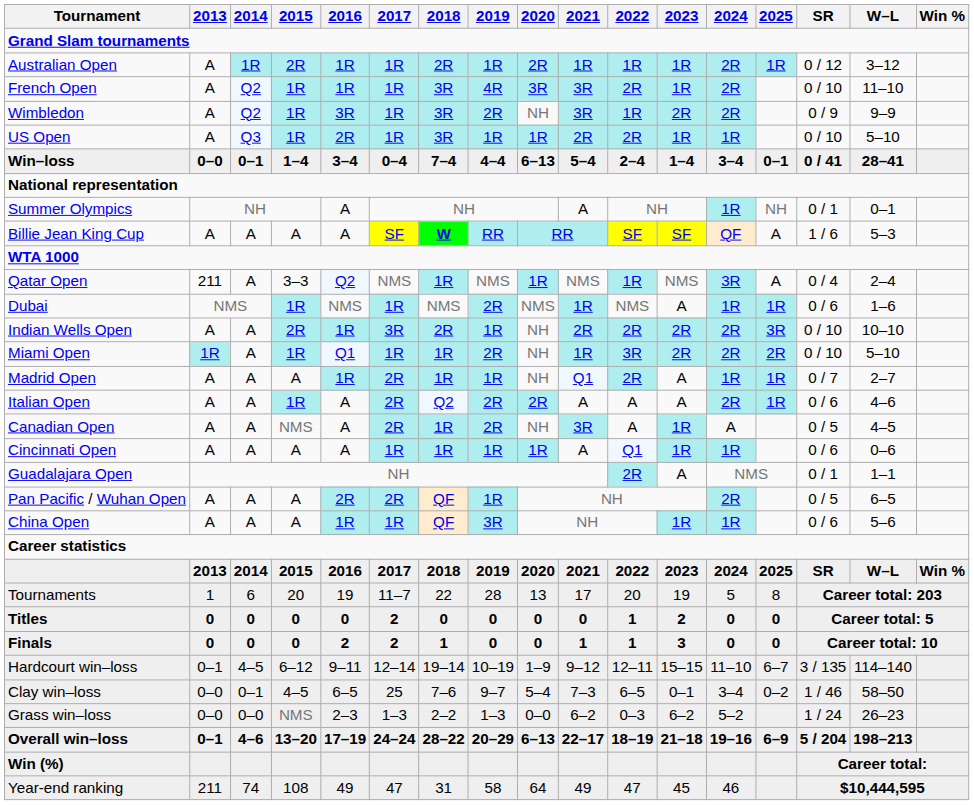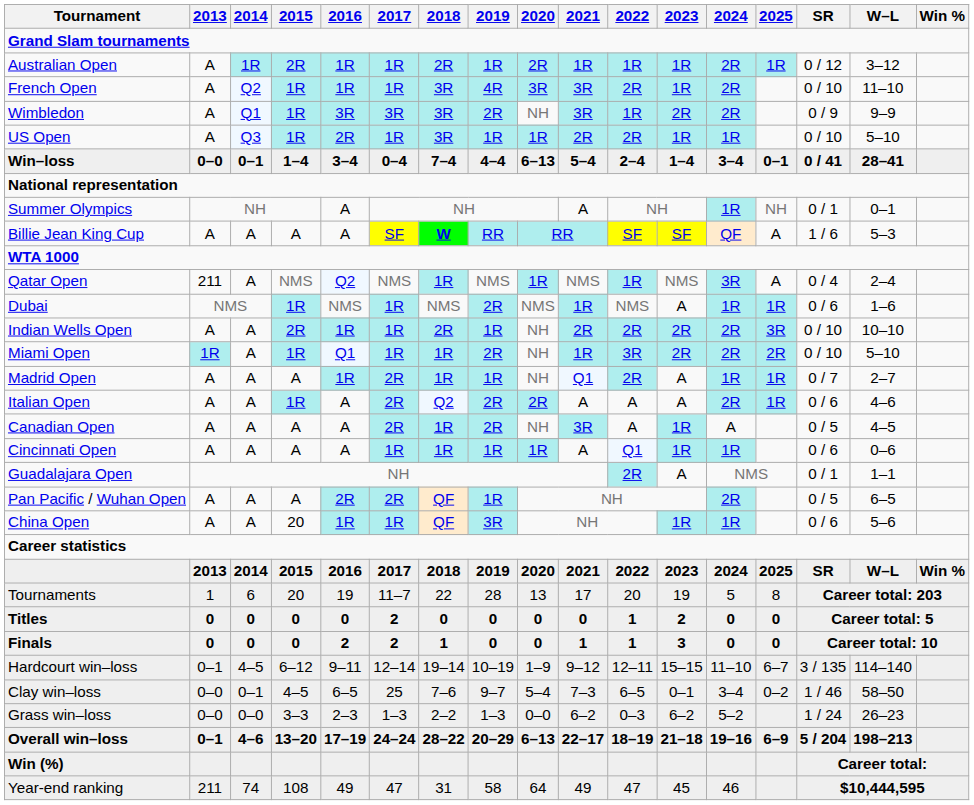(251, 112) Q2 -> (251, 112) Q1
(394, 112) 1R -> (394, 112) 3R
(296, 281) 3–3 -> (296, 281) NMS
(394, 329) 3R -> (394, 329) 1R
(296, 426) NMS -> (296, 426) A
(296, 522) A -> (296, 522) 20
(296, 715) NMS -> (296, 715) 3–3
